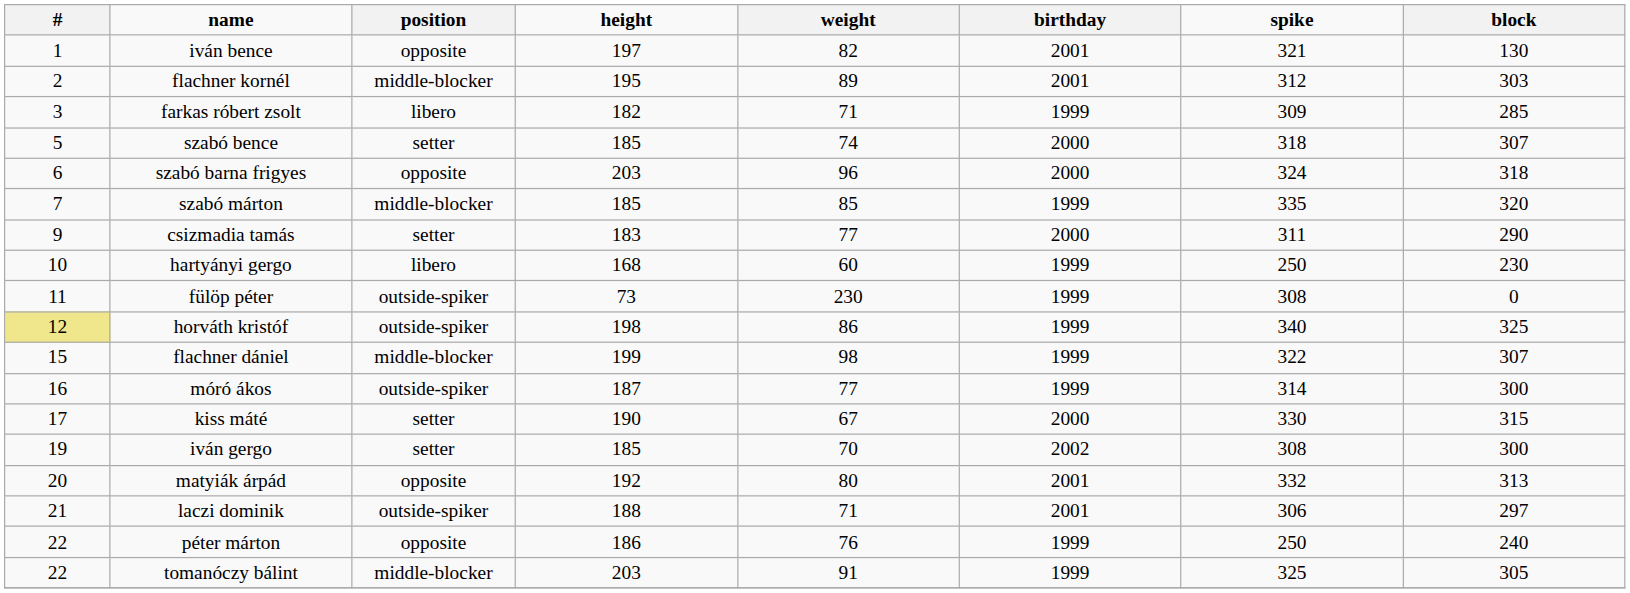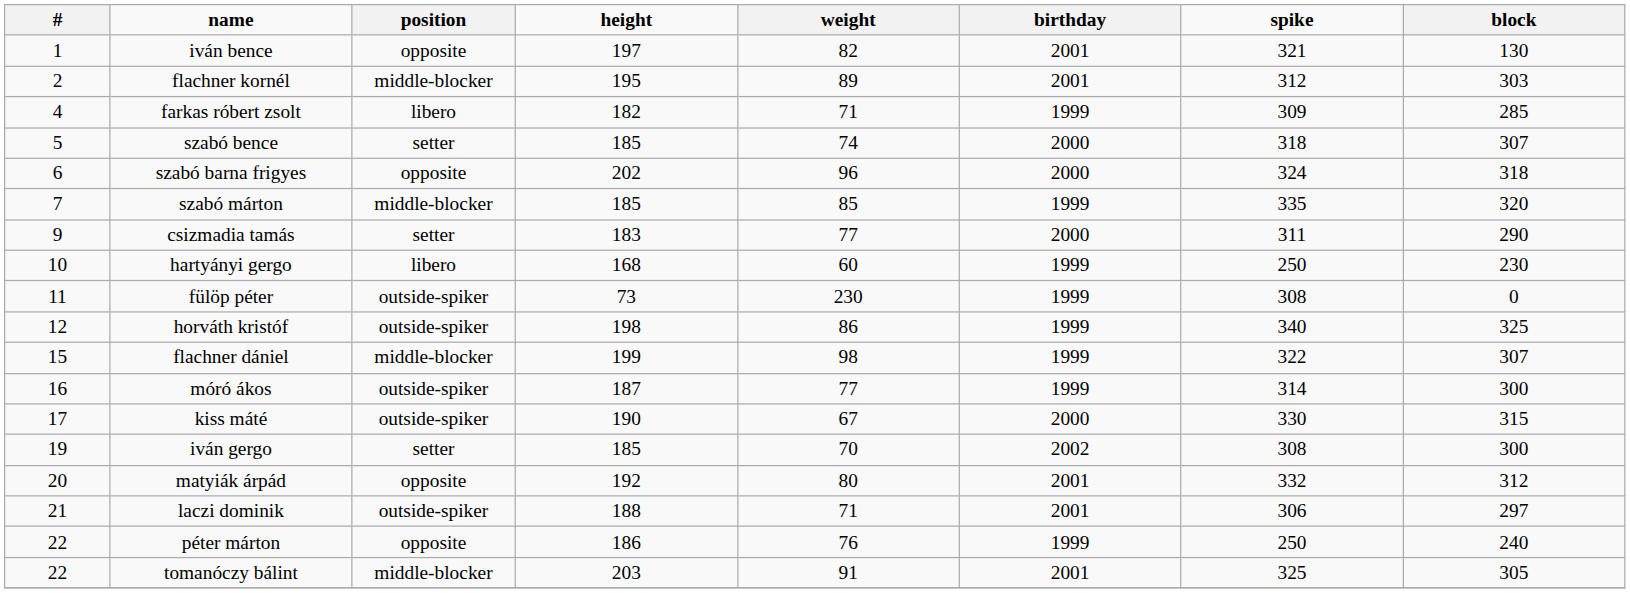(57, 111) 3 -> (57, 111) 4
(626, 173) 203 -> (626, 173) 202
(57, 326) khaki background -> (57, 326) no background
(433, 419) setter -> (433, 419) outside-spiker
(1514, 480) 313 -> (1514, 480) 312
(1070, 572) 1999 -> (1070, 572) 2001
